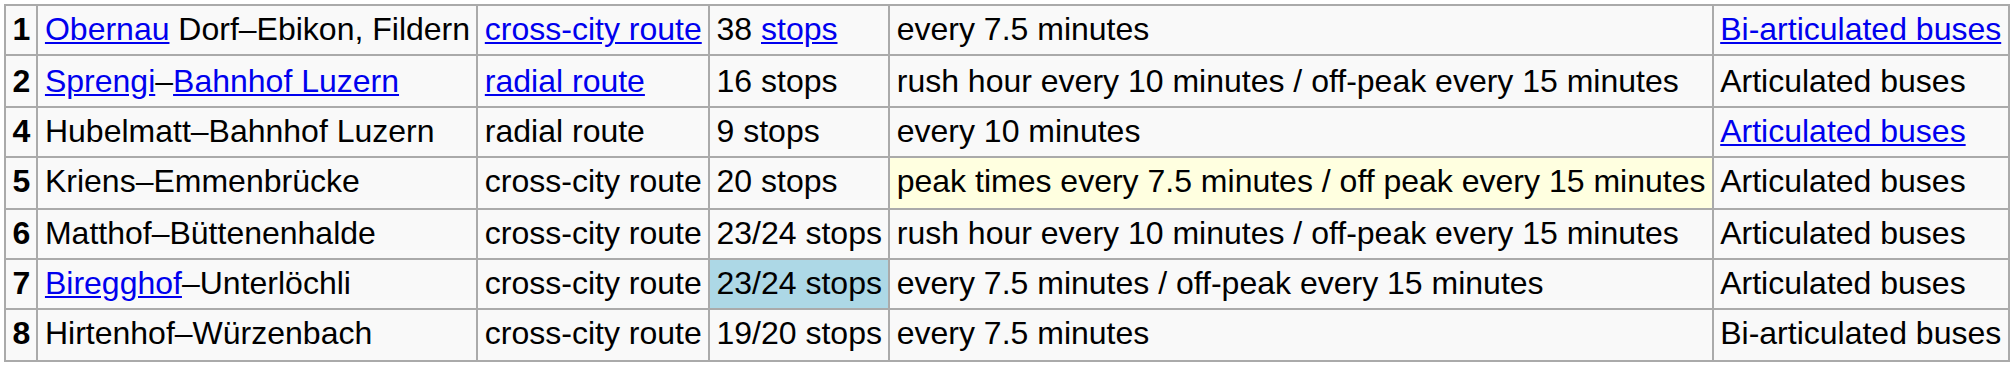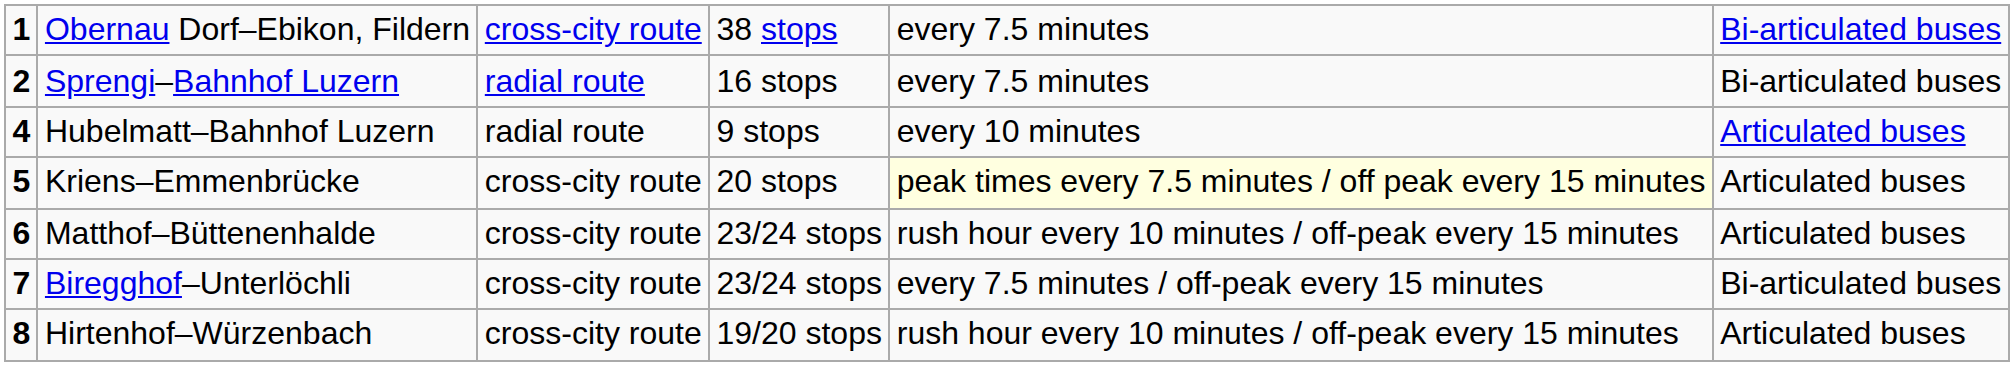(1288, 80) rush hour every 10 minutes / off-peak every 15 minutes -> (1023, 80) every 7.5 minutes
(1843, 80) Articulated buses -> (1861, 80) Bi-articulated buses
(799, 283) lightblue background -> (799, 283) no background
(1843, 283) Articulated buses -> (1861, 283) Bi-articulated buses
(1023, 334) every 7.5 minutes -> (1288, 334) rush hour every 10 minutes / off-peak every 15 minutes
(1861, 334) Bi-articulated buses -> (1843, 334) Articulated buses
